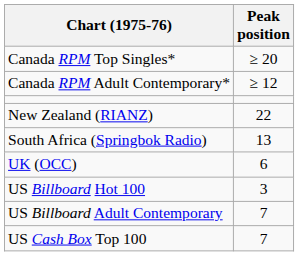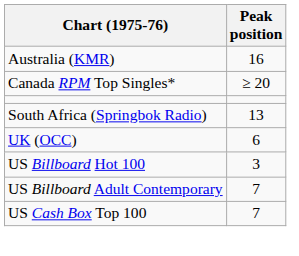+ row: (61, 58)
- row: (119, 83)
- row: (80, 115)
